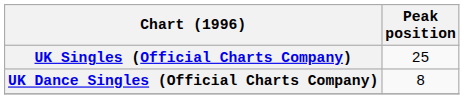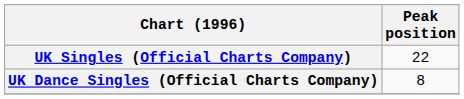(421, 57) 25 -> (421, 57) 22
